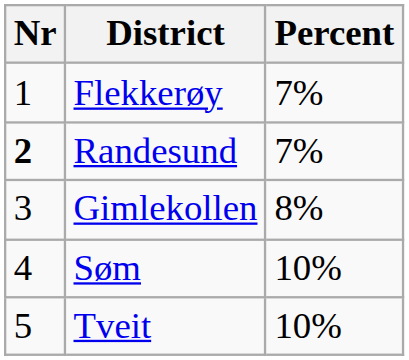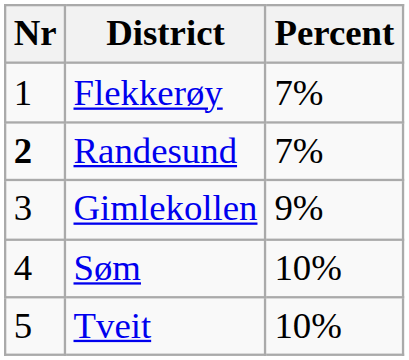(299, 208) 8% -> (299, 208) 9%
